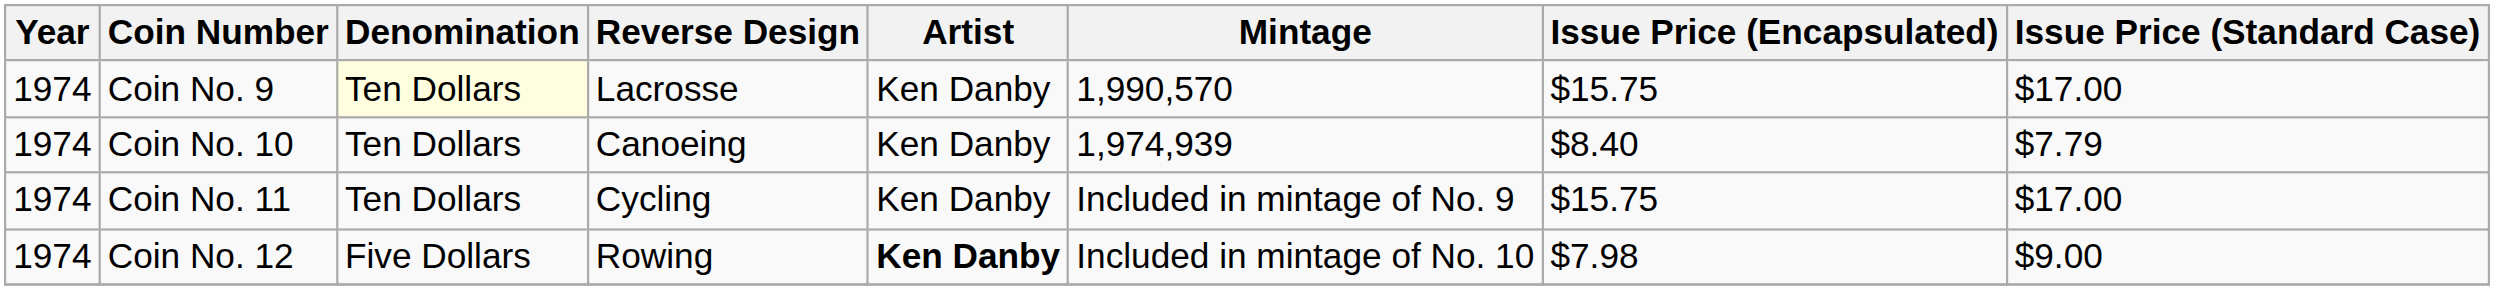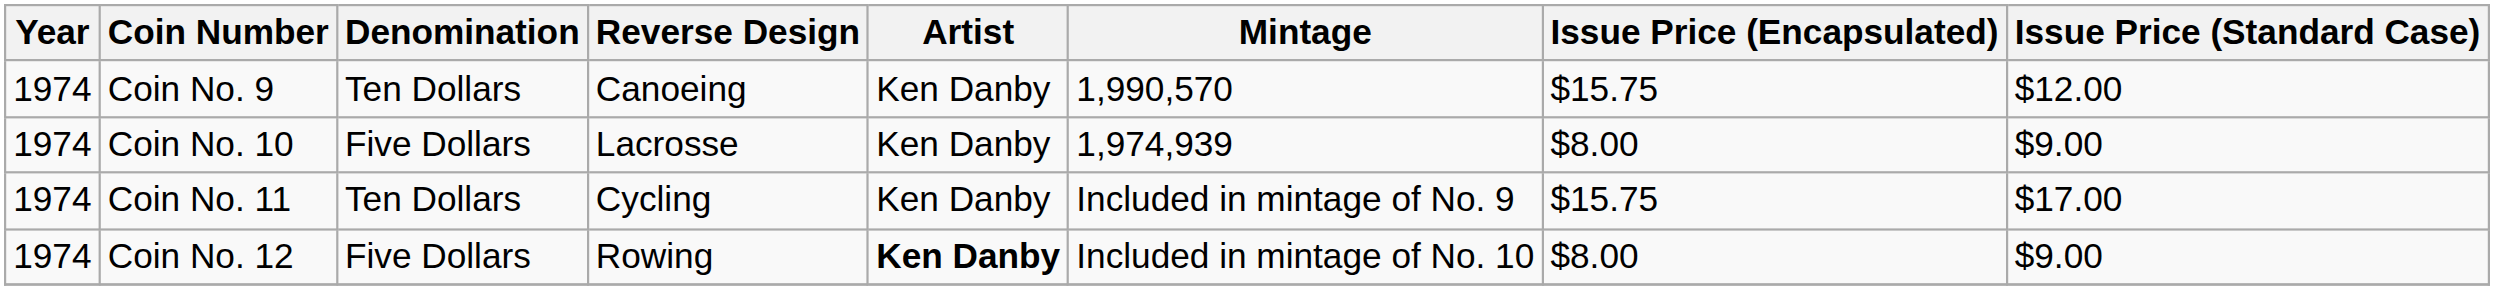(433, 88) lightyellow background -> (433, 88) no background
(667, 88) Lacrosse -> (671, 88) Canoeing
(2069, 88) $17.00 -> (2069, 88) $12.00
(433, 144) Ten Dollars -> (438, 144) Five Dollars
(671, 144) Canoeing -> (667, 144) Lacrosse
(1595, 144) $8.40 -> (1595, 144) $8.00
(2059, 144) $7.79 -> (2059, 144) $9.00
(1595, 255) $7.98 -> (1595, 255) $8.00
